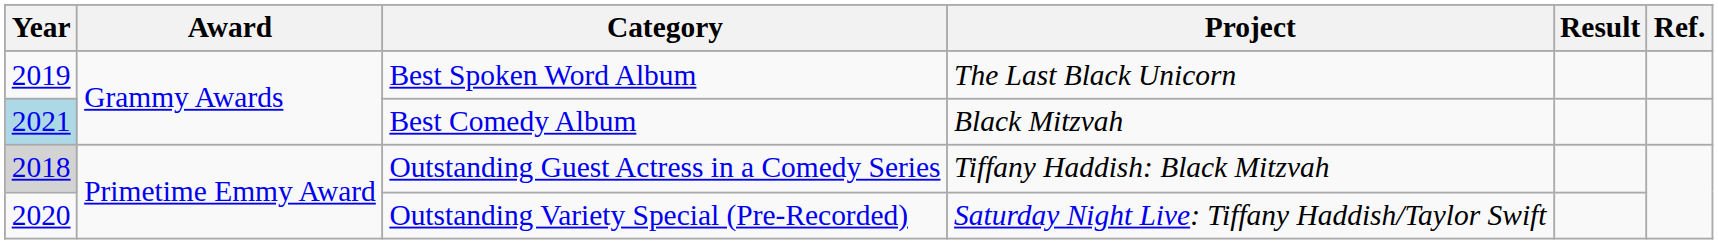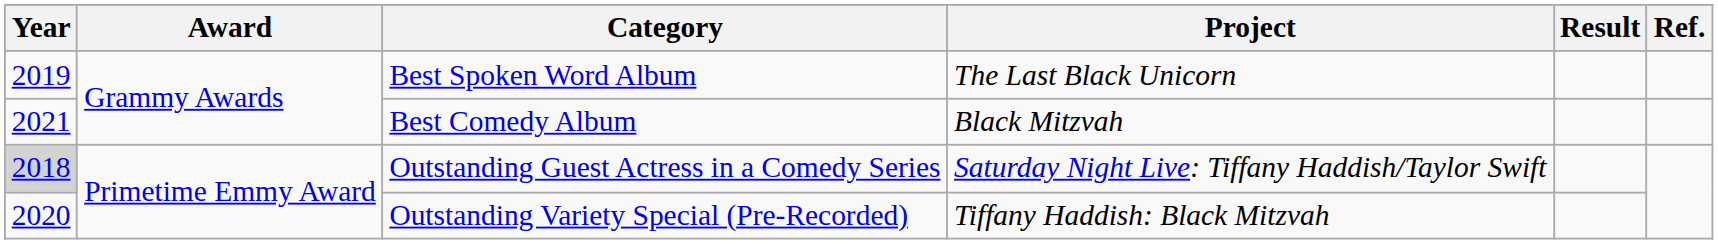(41, 121) lightblue background -> (41, 121) no background
(1142, 167) Tiffany Haddish: Black Mitzvah -> (1250, 167) Saturday Night Live: Tiffany Haddish/Taylor Swift
(1250, 214) Saturday Night Live: Tiffany Haddish/Taylor Swift -> (1142, 214) Tiffany Haddish: Black Mitzvah
